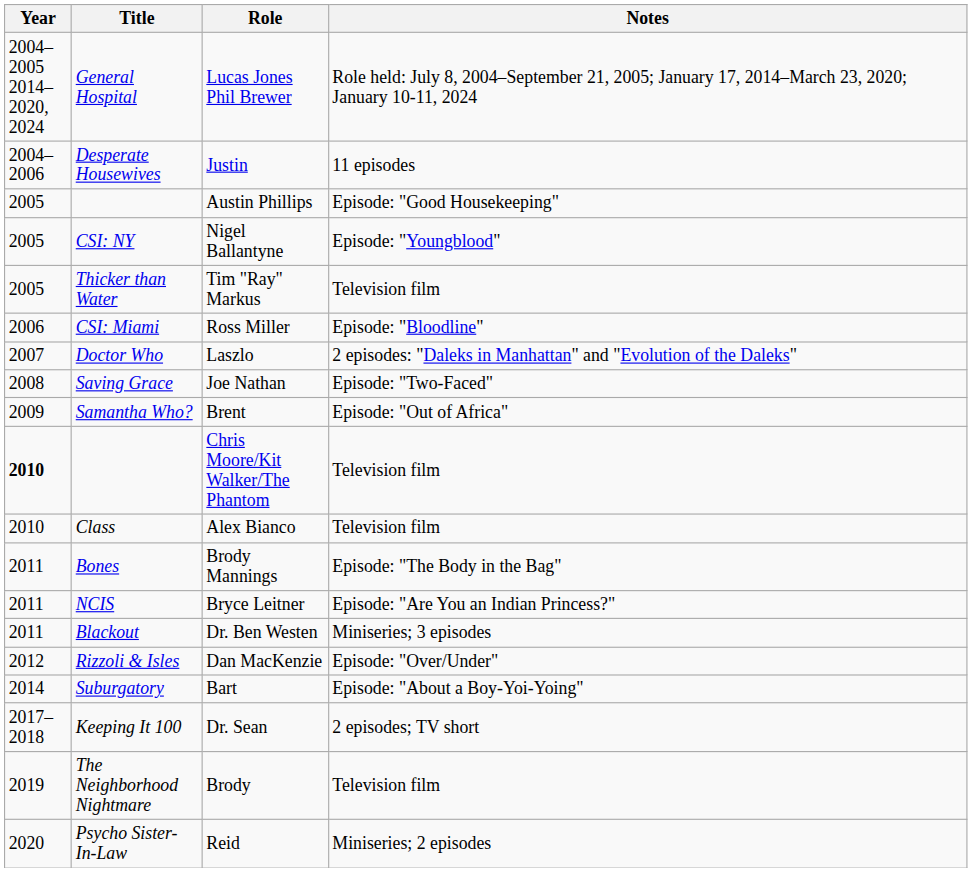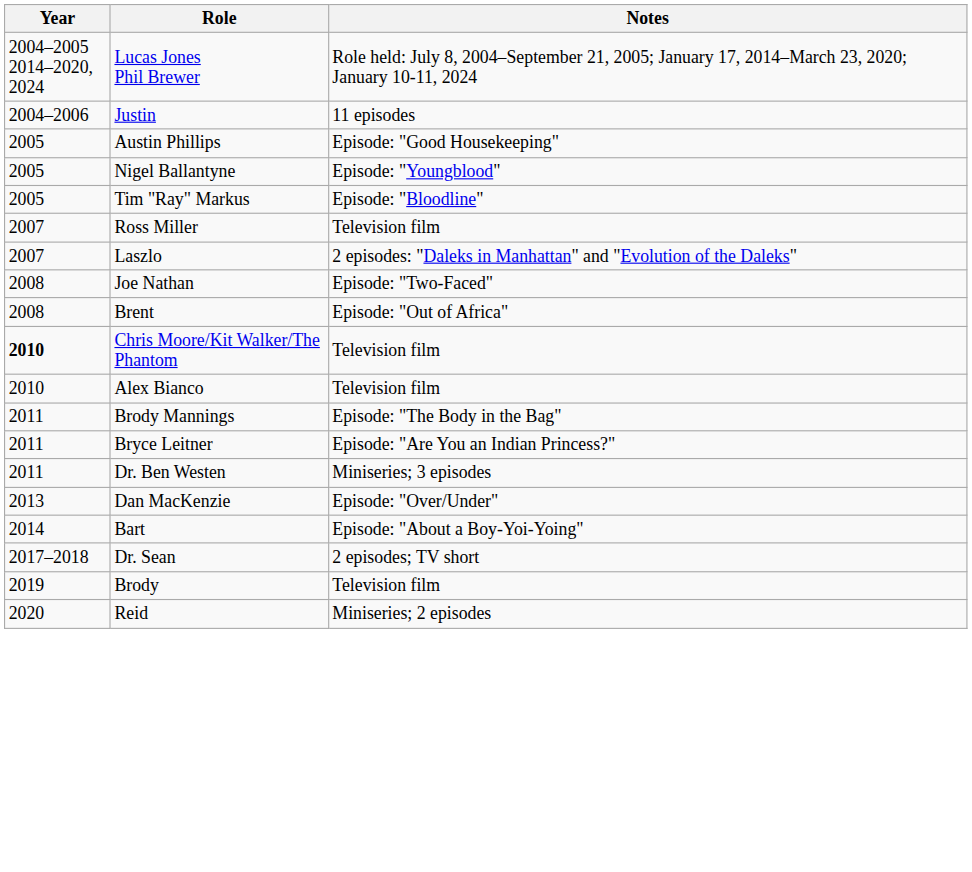- column: (137, 18)
(386, 289) Television film -> (408, 199) Episode: "Bloodline"
(26, 327) 2006 -> (26, 227) 2007
(408, 327) Episode: "Bloodline" -> (386, 227) Television film
(26, 411) 2009 -> (26, 312) 2008
(26, 660) 2012 -> (26, 501) 2013
